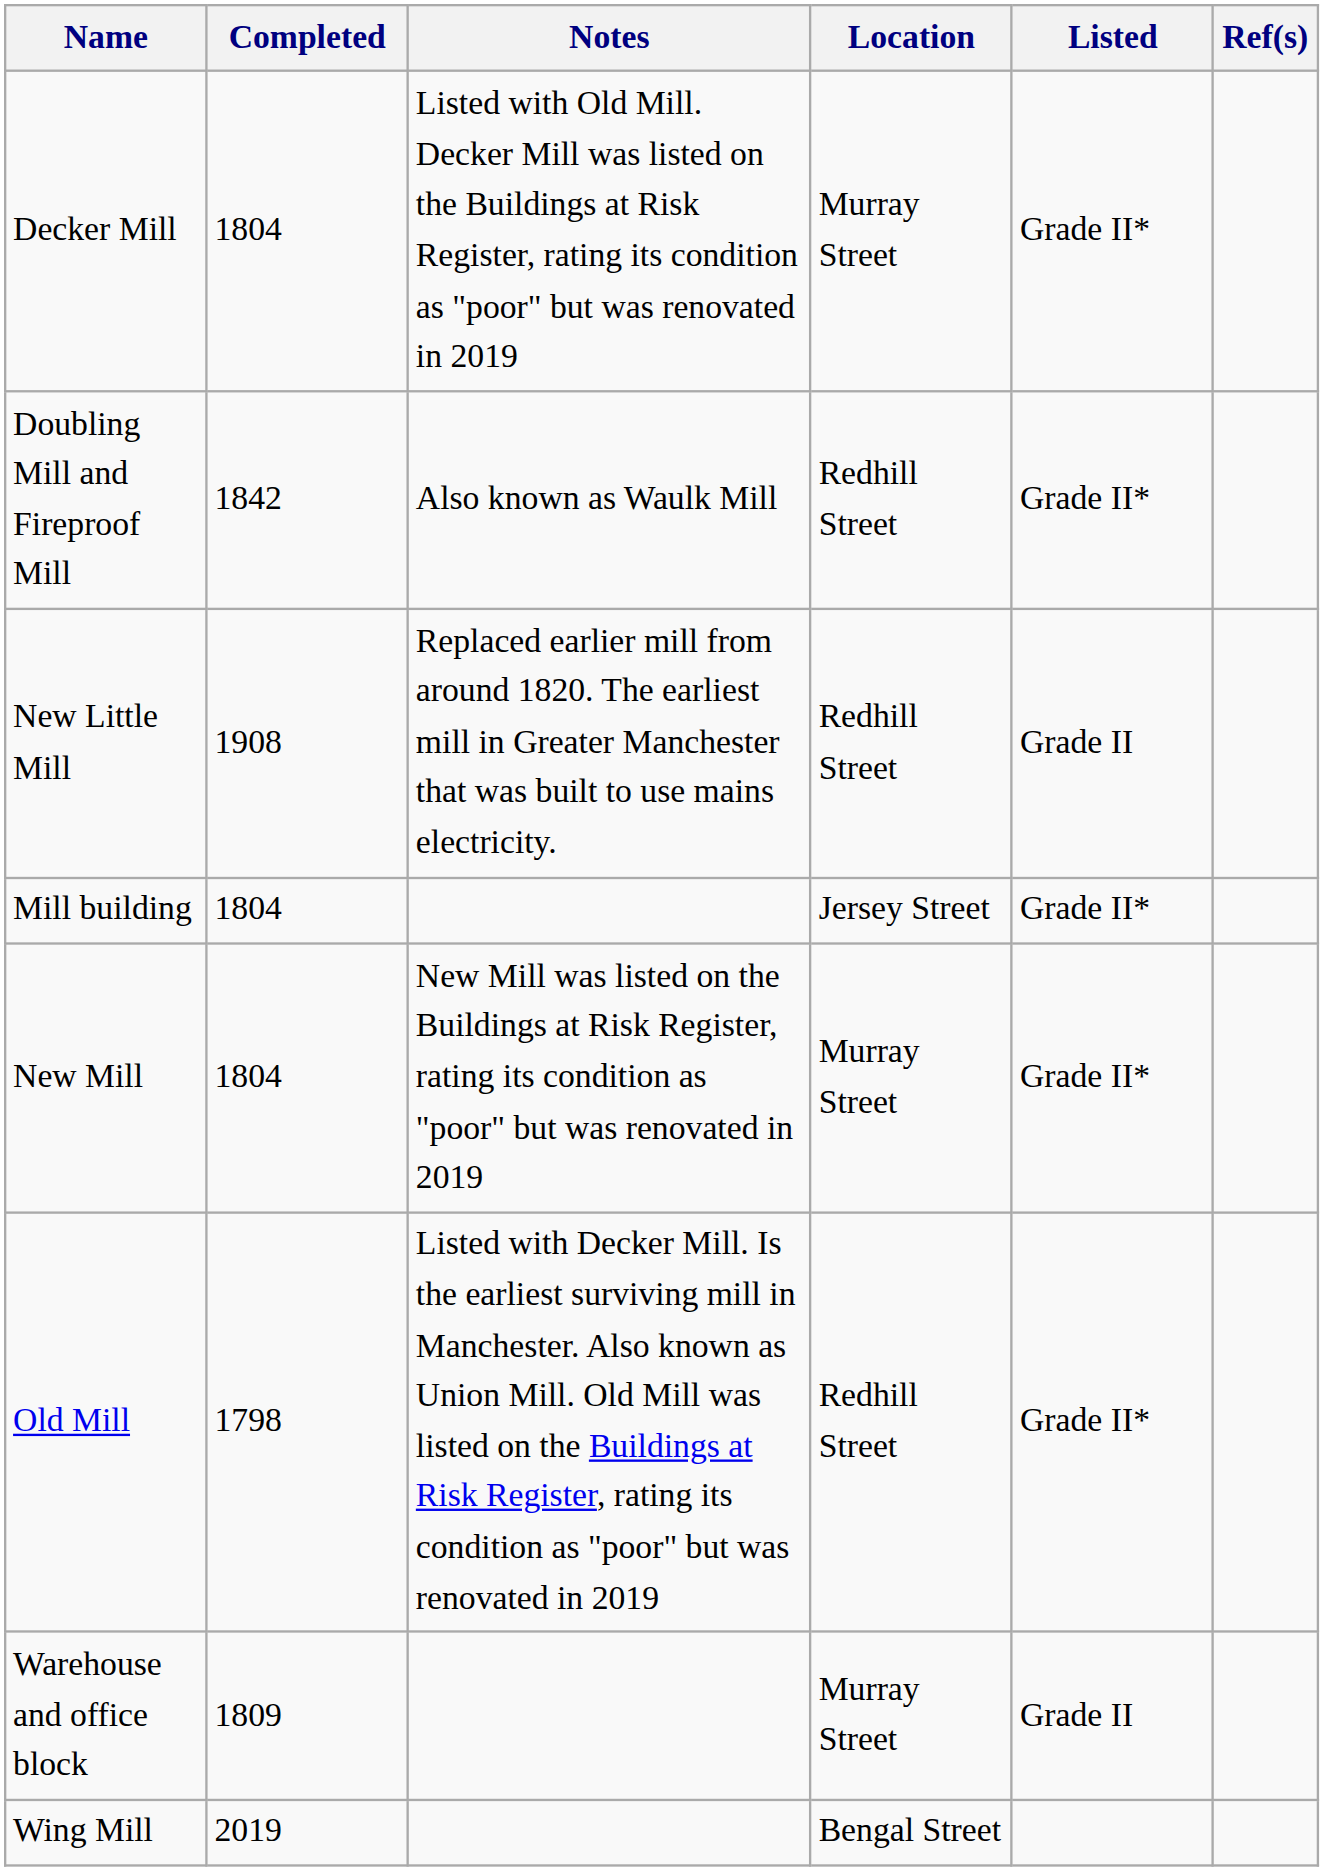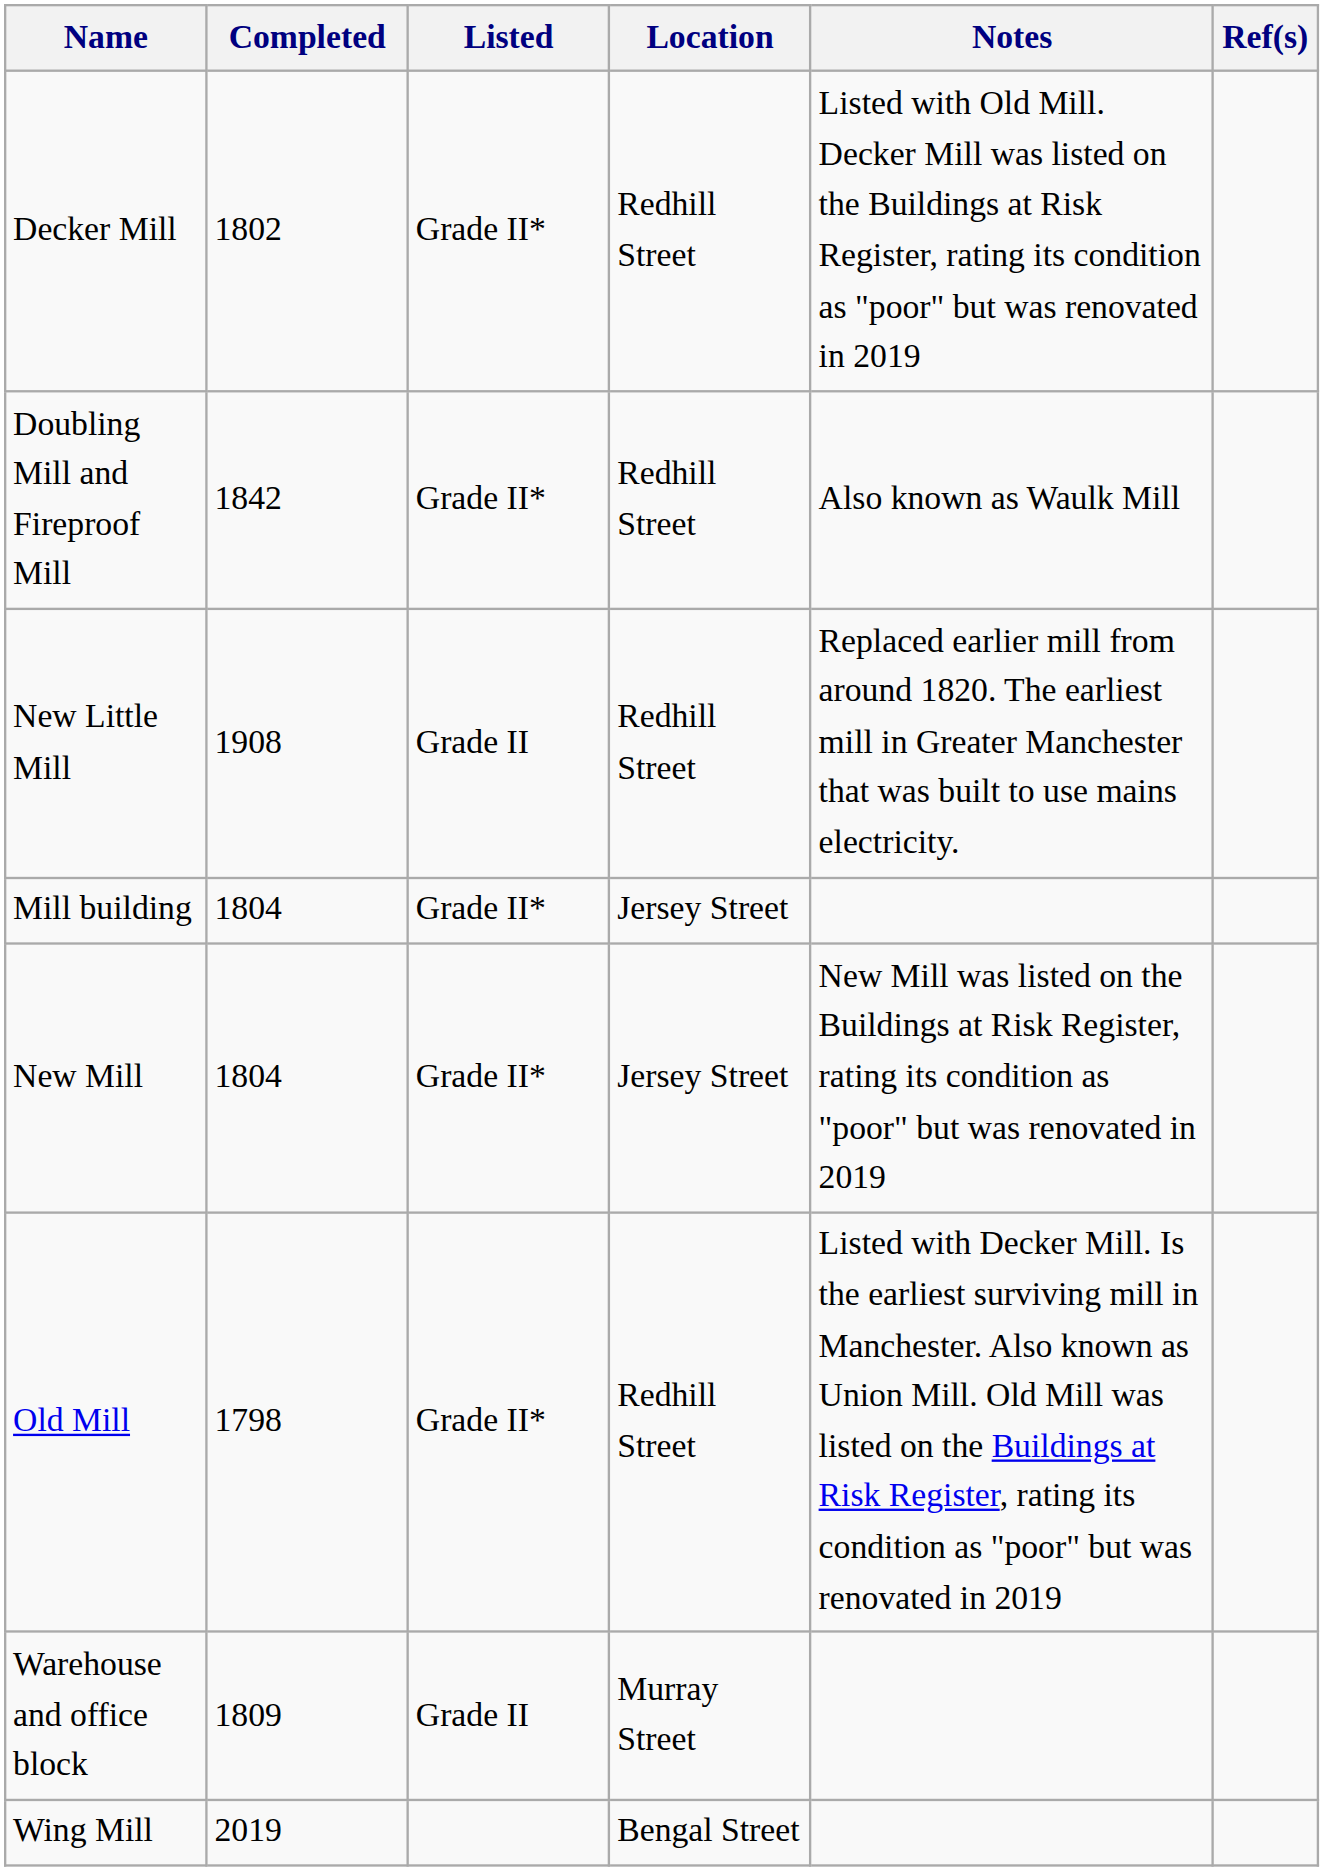columns swapped: (1113, 37) <-> (609, 37)
(248, 230) 1804 -> (248, 230) 1802
(869, 230) Murray Street -> (667, 230) Redhill Street
(869, 1076) Murray Street -> (703, 1076) Jersey Street
